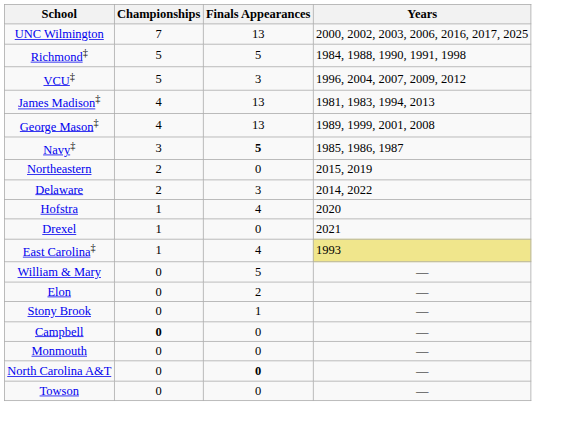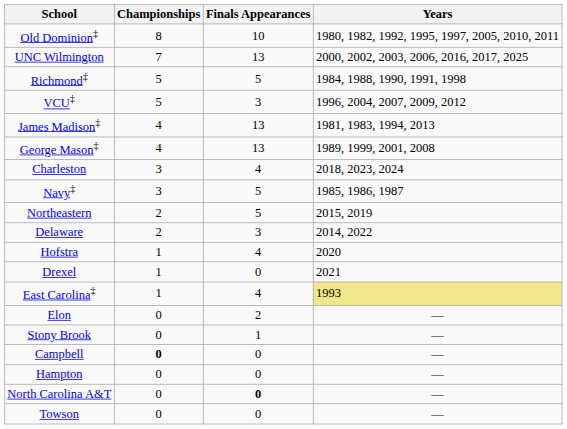+ row: (59, 35)
+ row: (59, 169)
(258, 148) bold -> (258, 191) normal
(258, 169) 0 -> (258, 212) 5
- row: (59, 272)
+ row: (59, 374)
- row: (59, 351)
